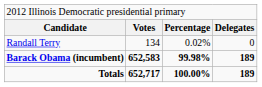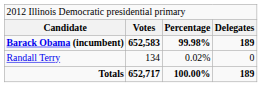rows swapped: (65, 58) <-> (33, 43)
